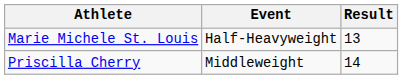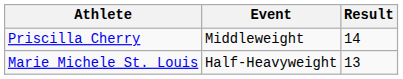rows swapped: (74, 62) <-> (103, 39)
